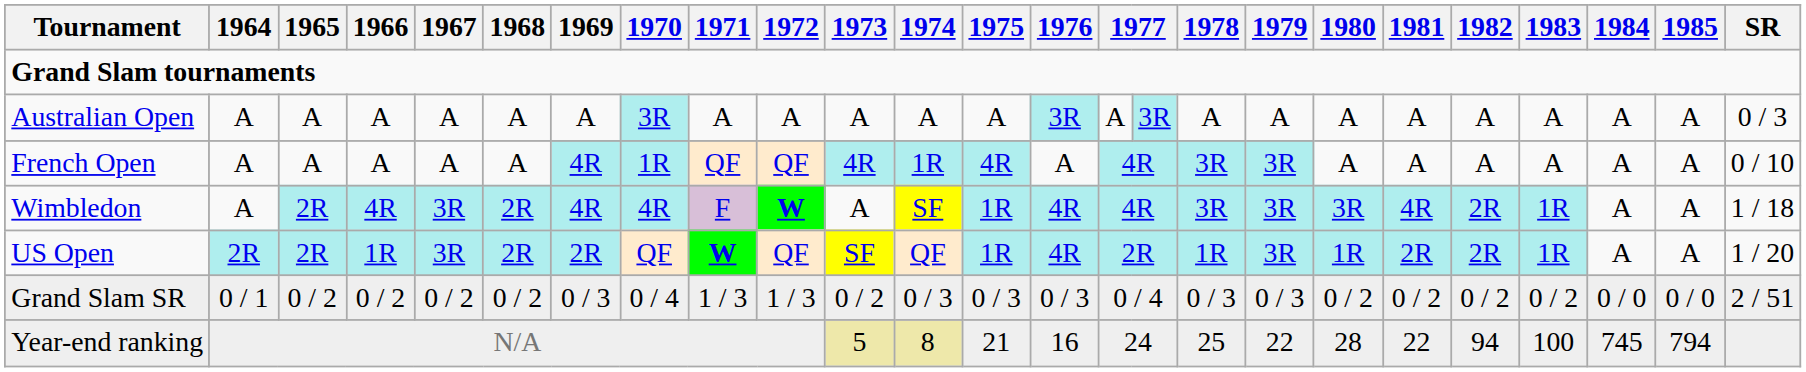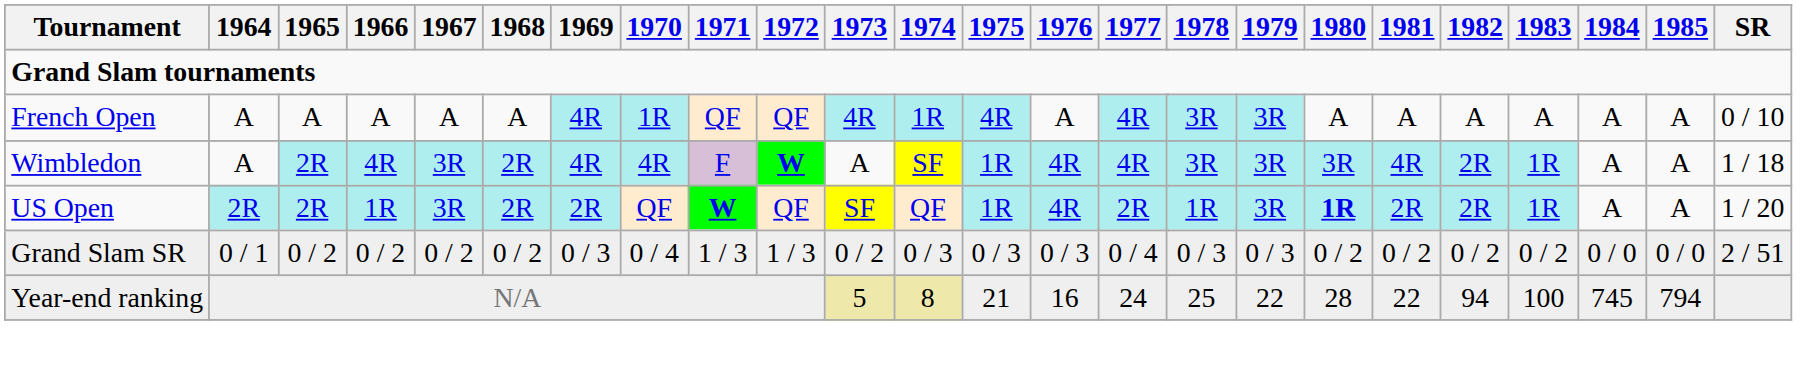- row: (103, 116)
(1348, 251) normal -> (1338, 206) bold
